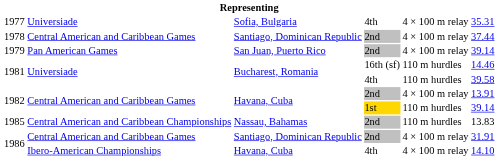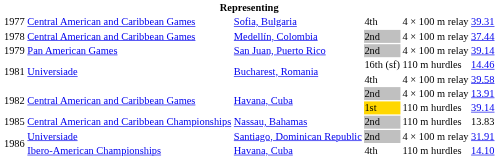(52, 22) Universiade -> (111, 22) Central American and Caribbean Games
(483, 22) 35.31 -> (483, 22) 39.31
(298, 36) Santiago, Dominican Republic -> (276, 36) Medellín, Colombia
(432, 79) 110 m hurdles -> (436, 79) 4 × 100 m relay
(111, 136) Central American and Caribbean Games -> (52, 136) Universiade
(436, 150) 4 × 100 m relay -> (432, 150) 110 m hurdles
